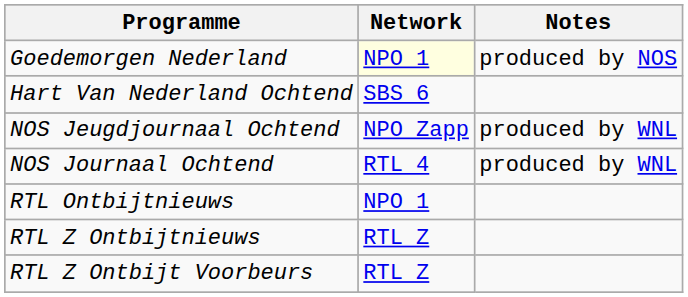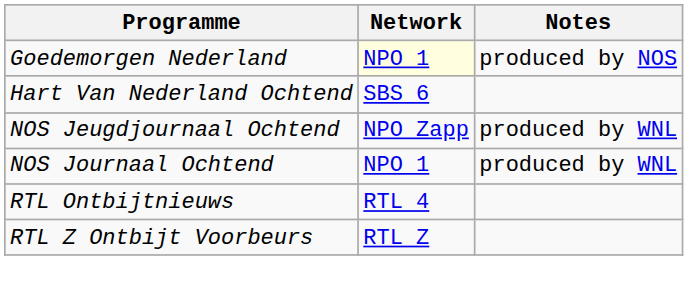(396, 166) RTL 4 -> (396, 166) NPO 1
(396, 202) NPO 1 -> (396, 202) RTL 4
- row: (135, 238)
